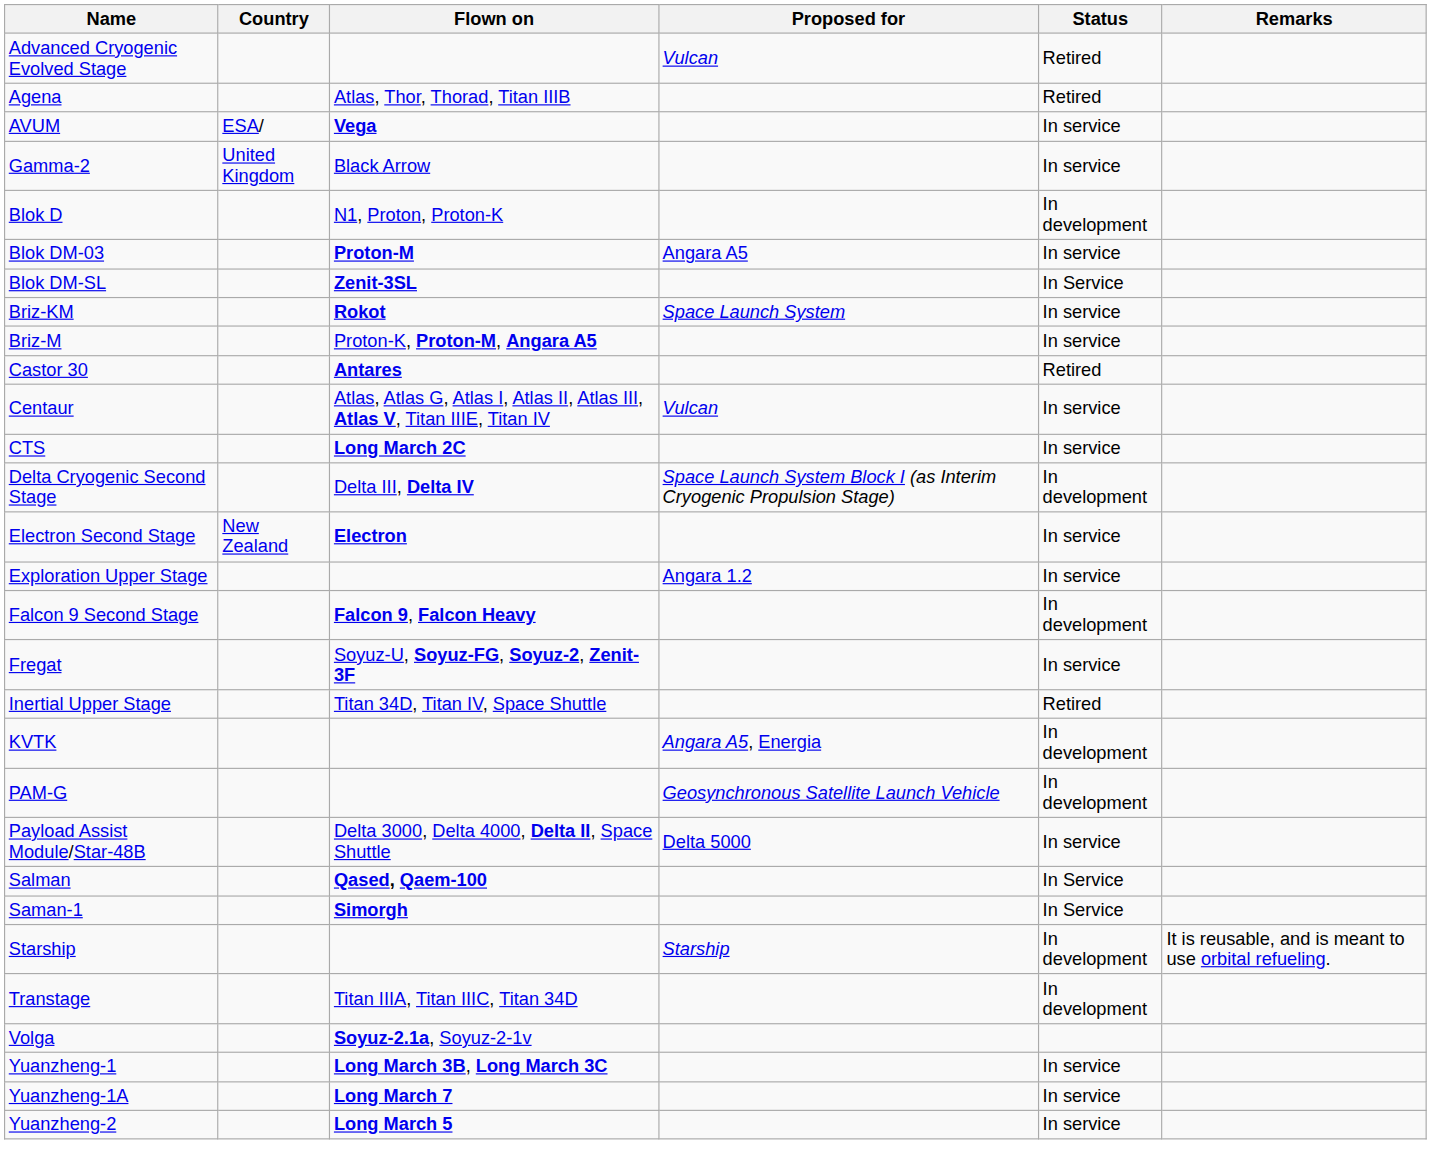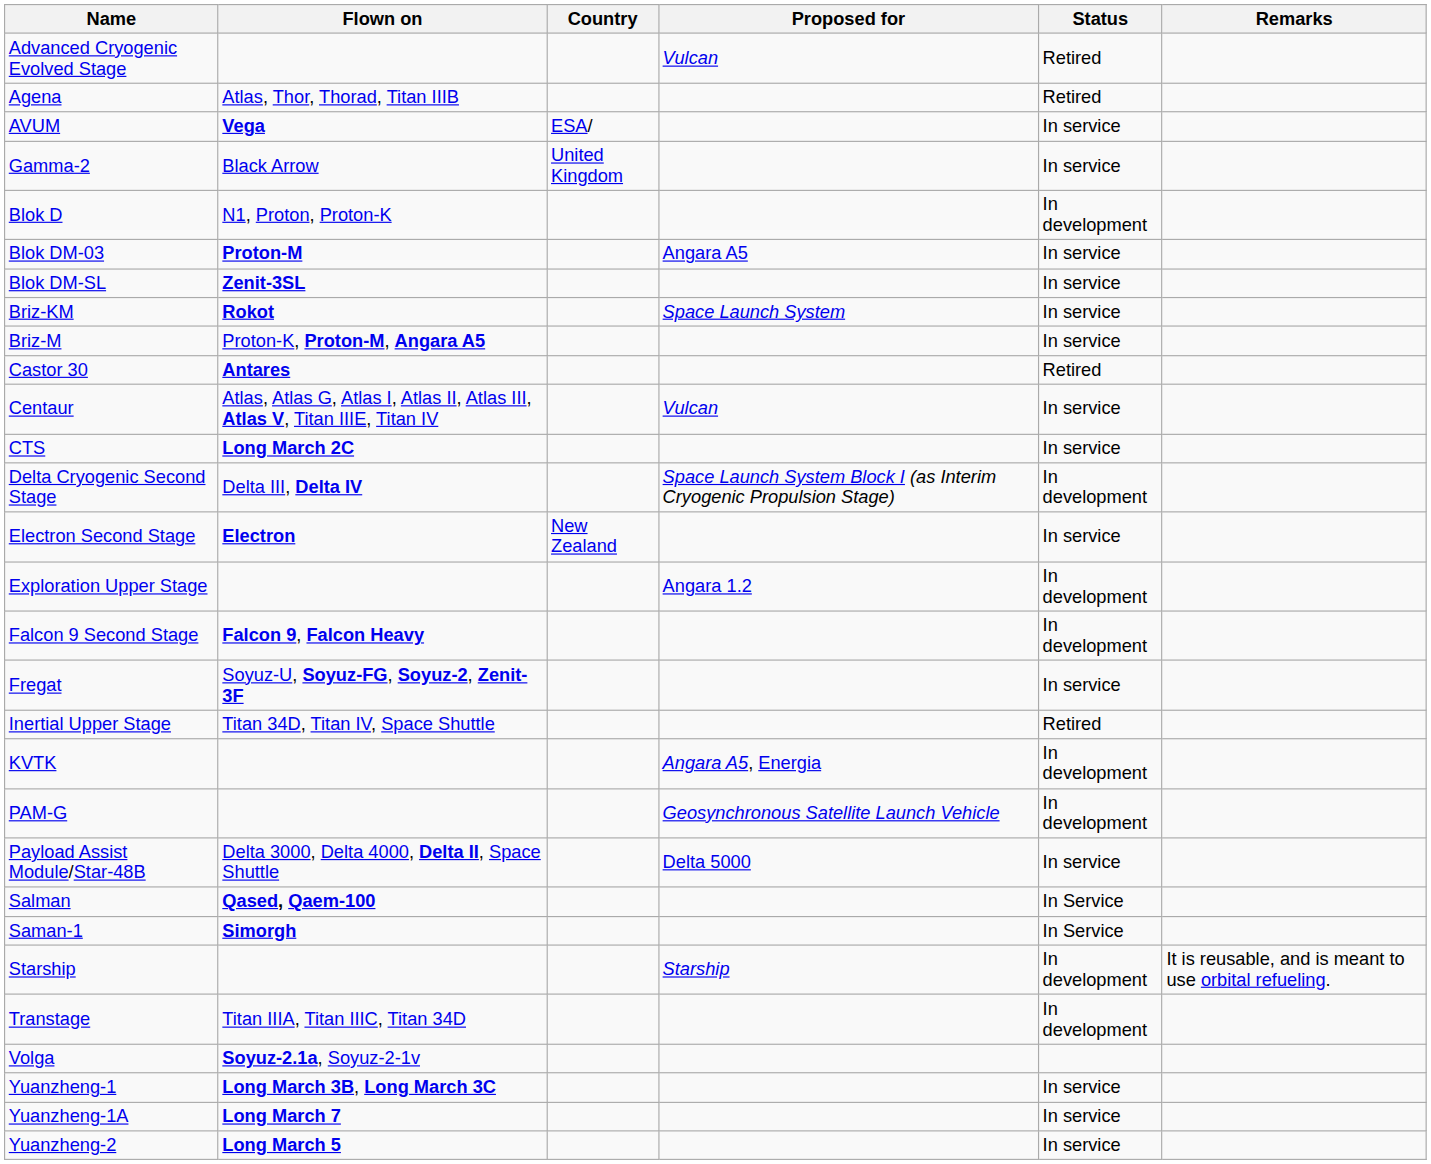columns swapped: (274, 18) <-> (494, 18)
(1083, 283) In Service -> (1082, 283) In service
(1082, 575) In service -> (1095, 586) In development
